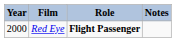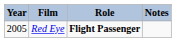(17, 29) 2000 -> (17, 29) 2005
